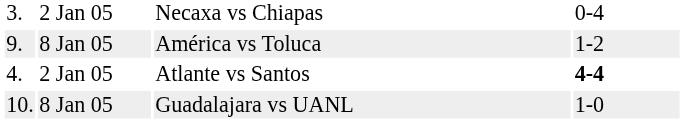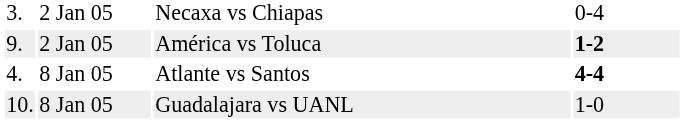(76, 43) 8 Jan 05 -> (76, 43) 2 Jan 05
(589, 43) normal -> (589, 43) bold
(76, 74) 2 Jan 05 -> (76, 74) 8 Jan 05
